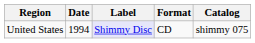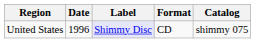(79, 29) 1994 -> (79, 29) 1996
